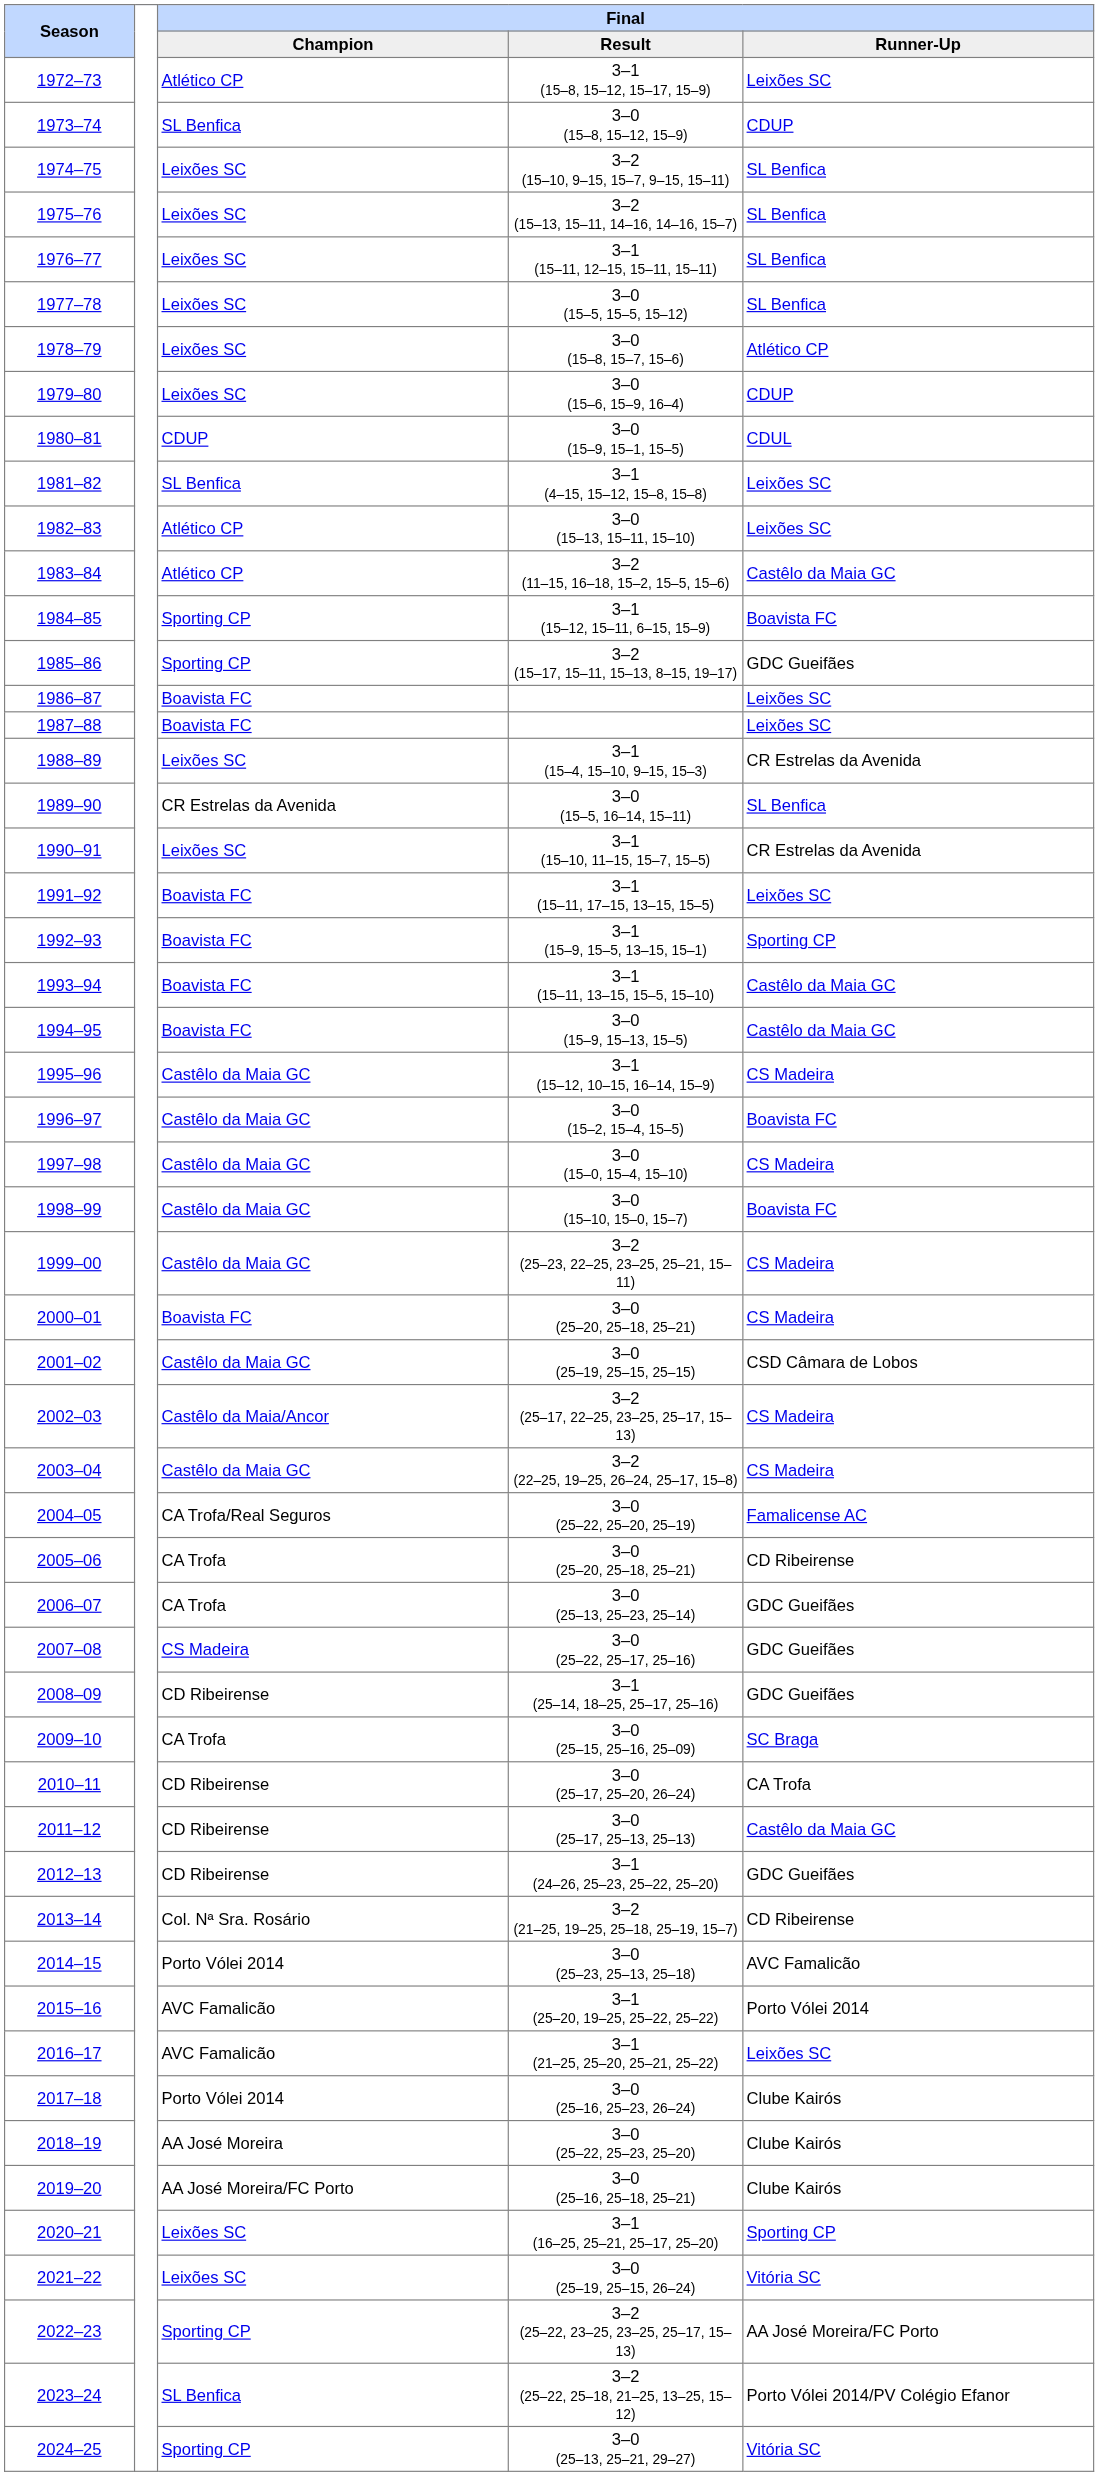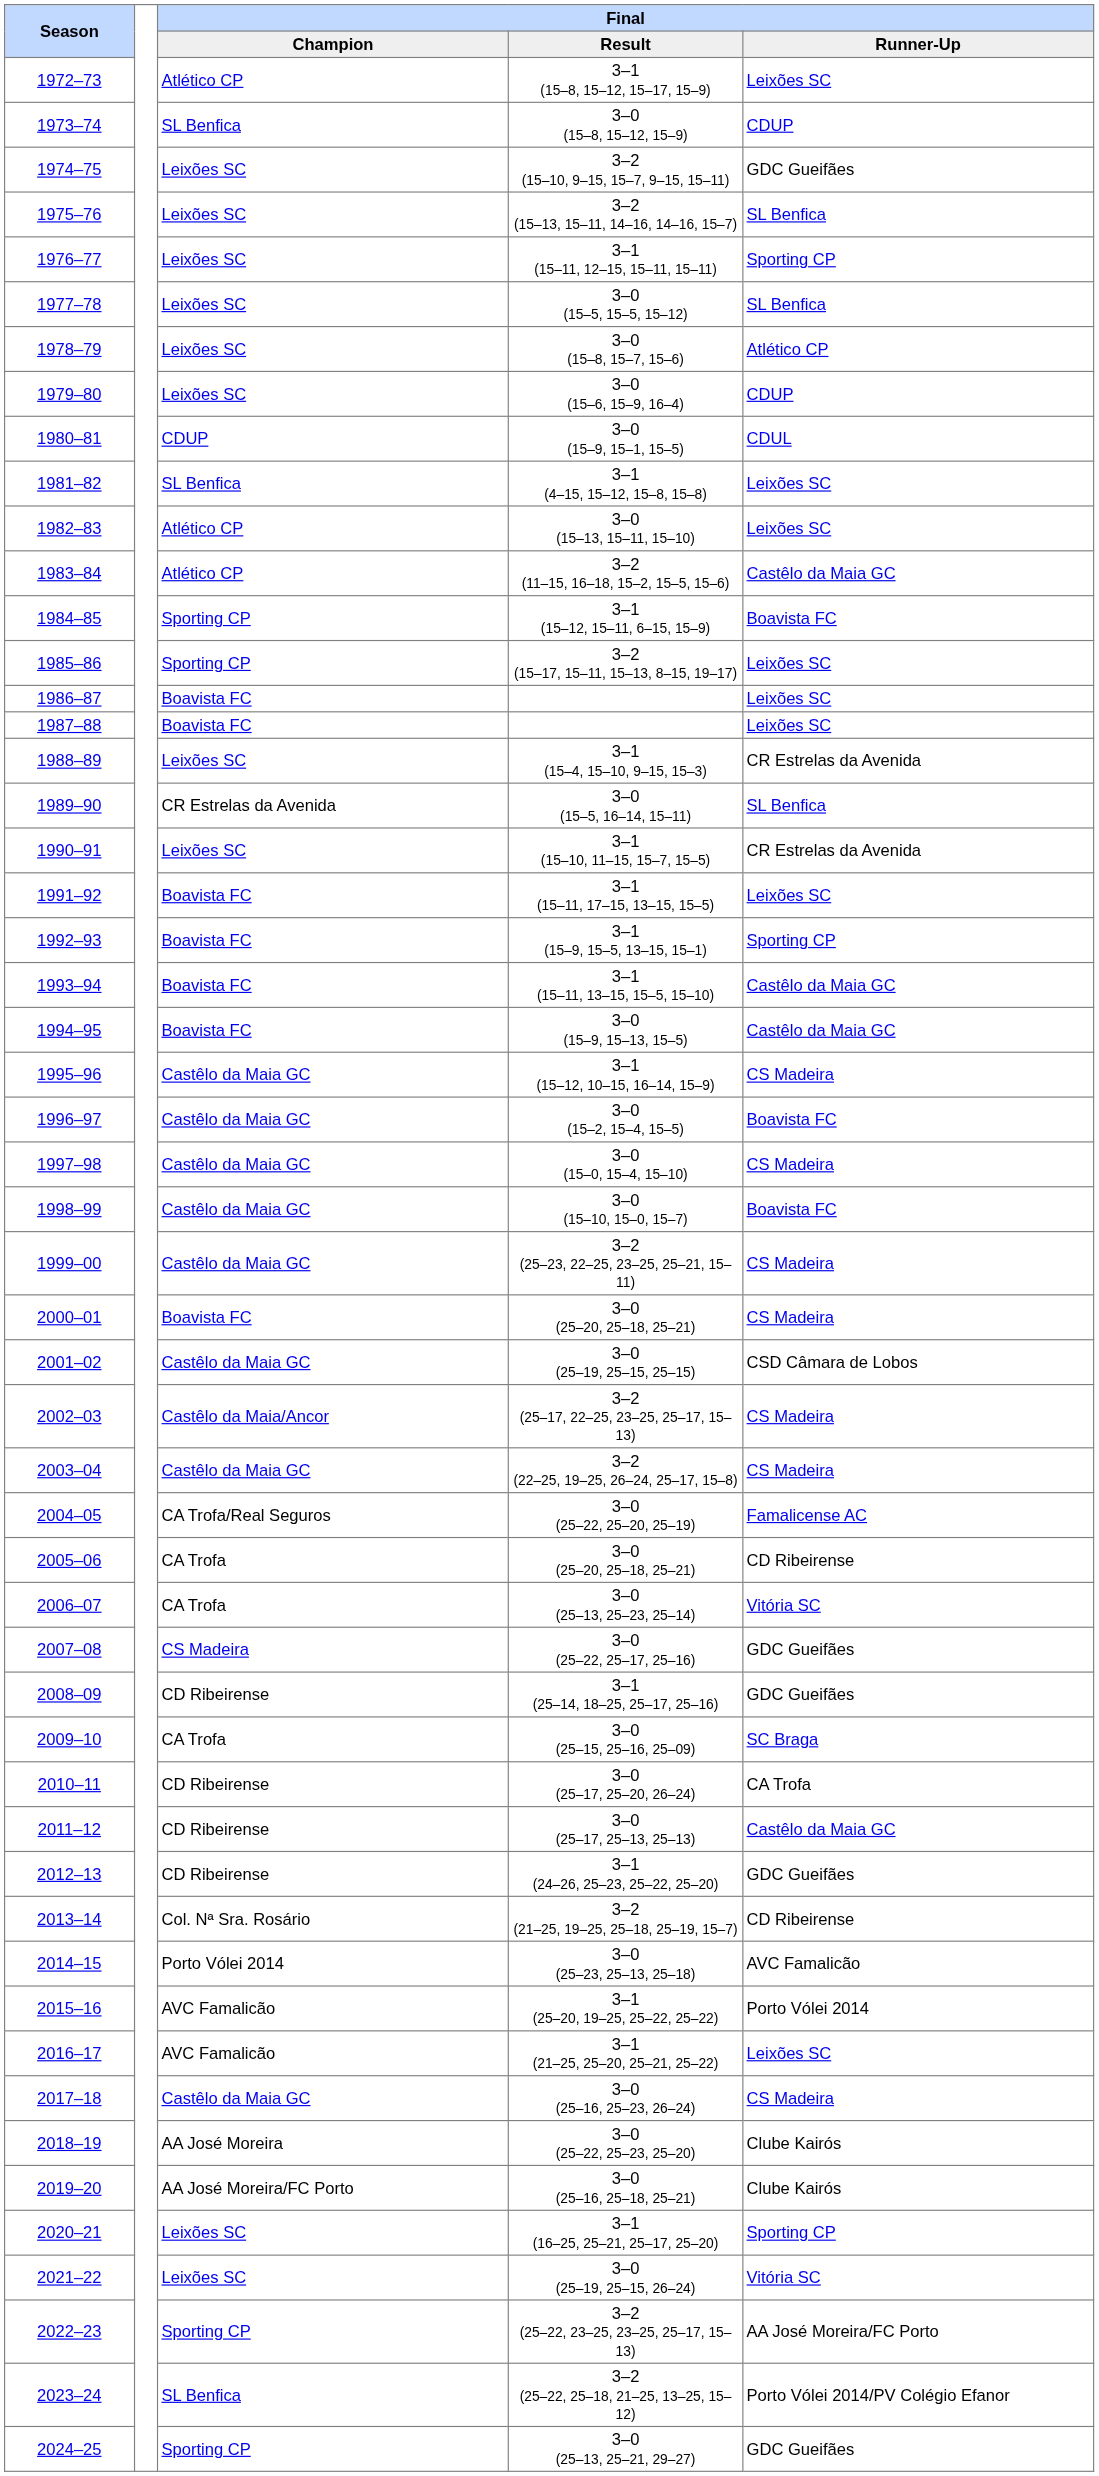(786, 170) SL Benfica -> (800, 170) GDC Gueifães
(786, 259) SL Benfica -> (791, 259) Sporting CP
(800, 663) GDC Gueifães -> (789, 663) Leixões SC
(800, 1605) GDC Gueifães -> (784, 1605) Vitória SC
(223, 2098) Porto Vólei 2014 -> (236, 2098) Castêlo da Maia GC
(794, 2098) Clube Kairós -> (790, 2098) CS Madeira
(784, 2449) Vitória SC -> (800, 2449) GDC Gueifães
